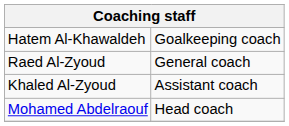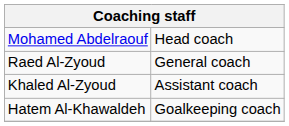rows swapped: (78, 109) <-> (77, 39)
